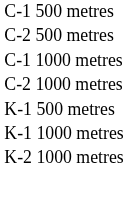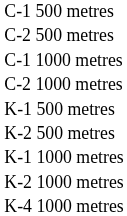+ row: (60, 133)
+ row: (64, 206)
